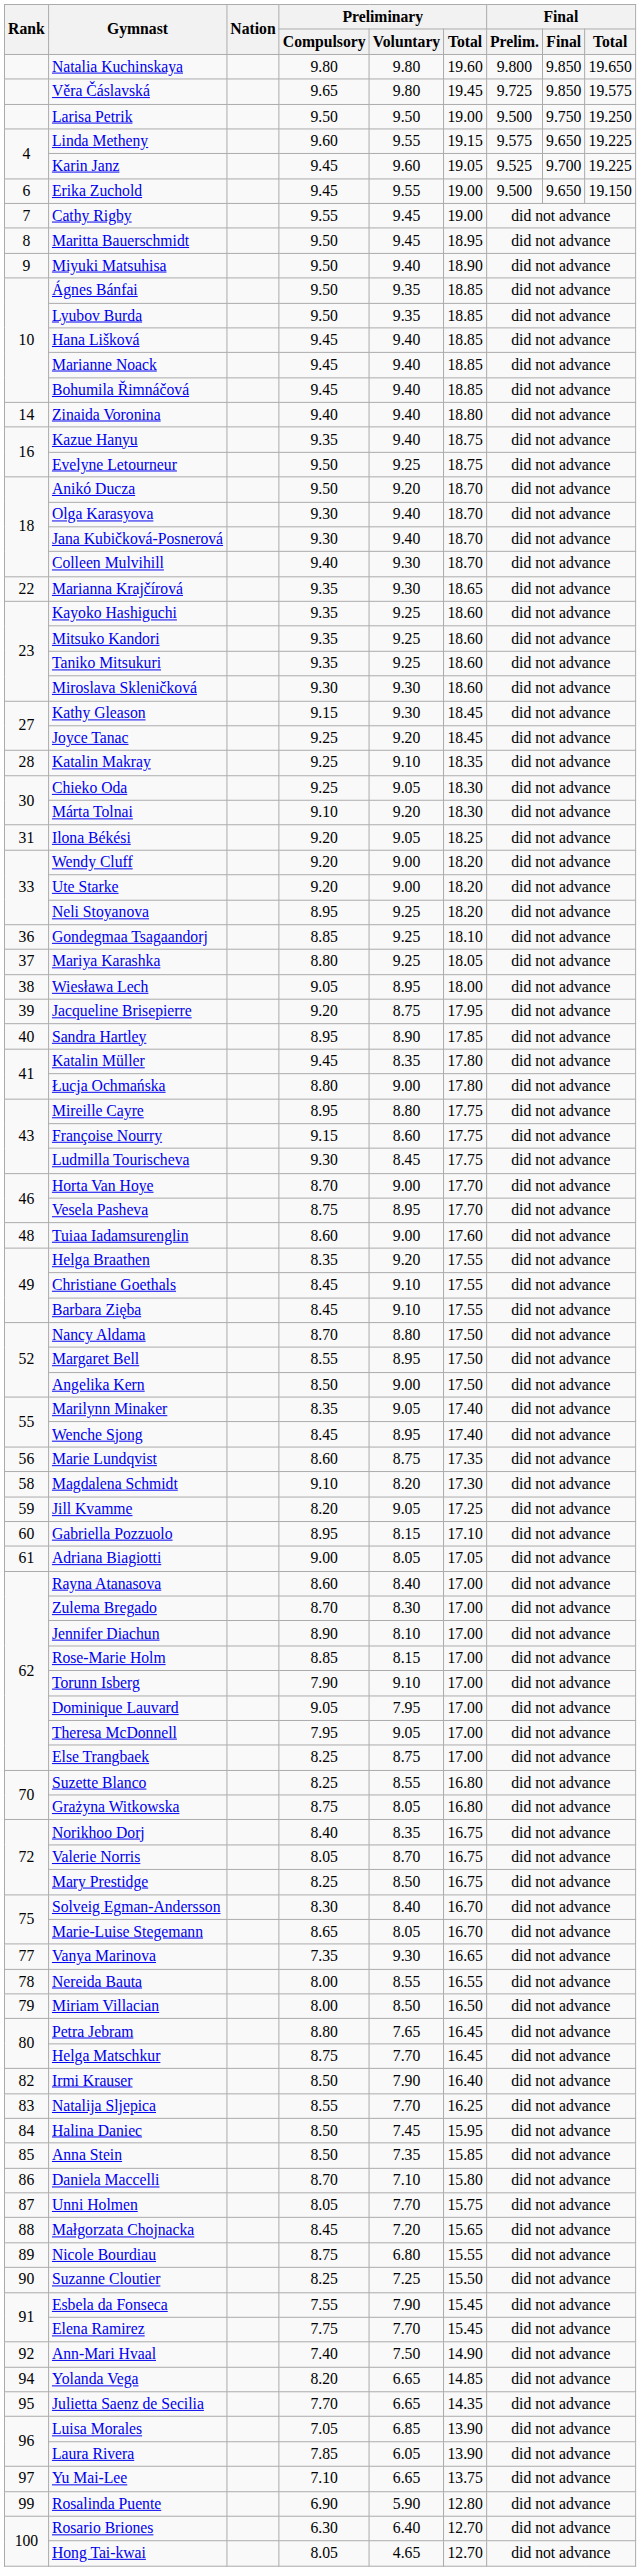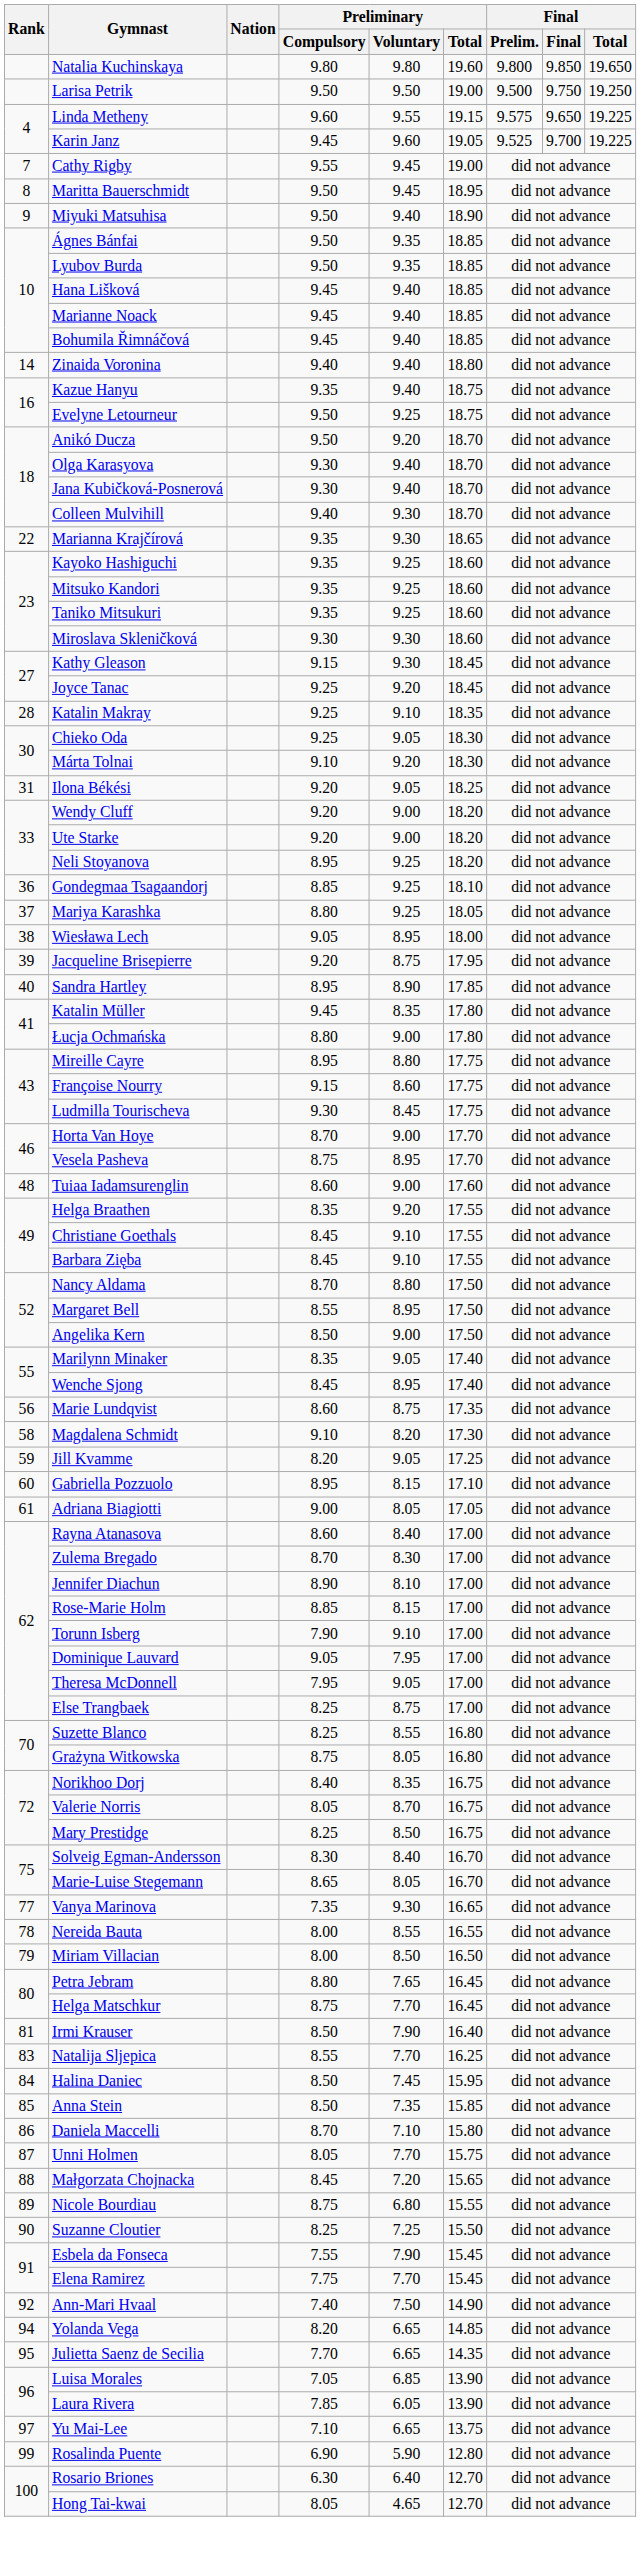- row: (101, 91)
- row: (97, 191)
(26, 2080) 82 -> (26, 2031) 81
